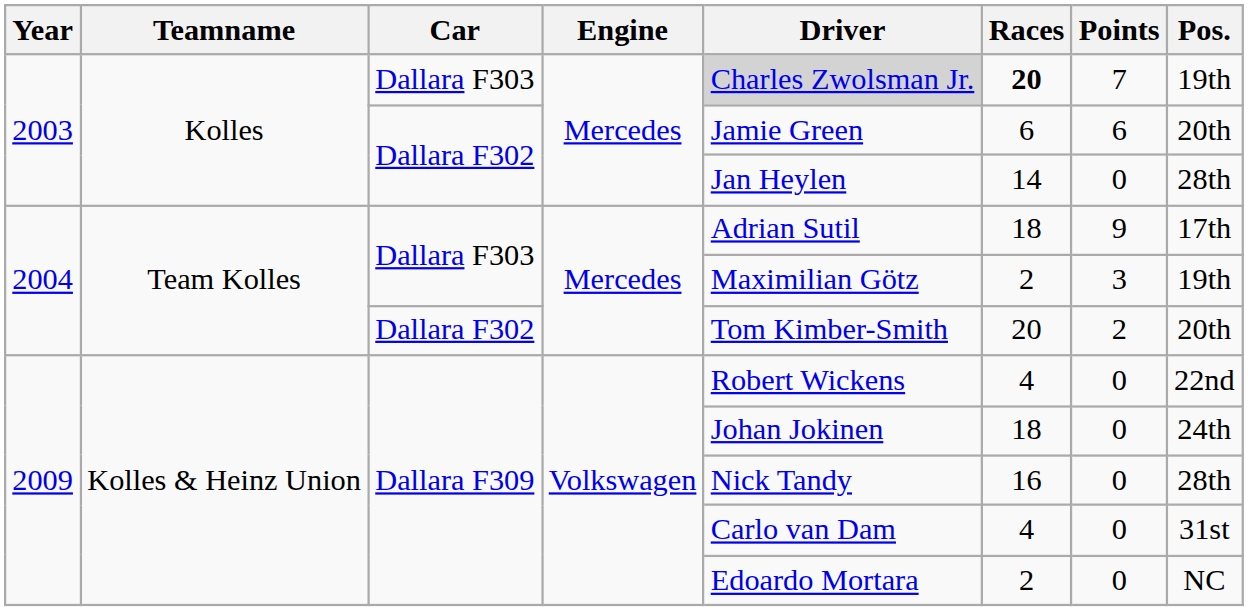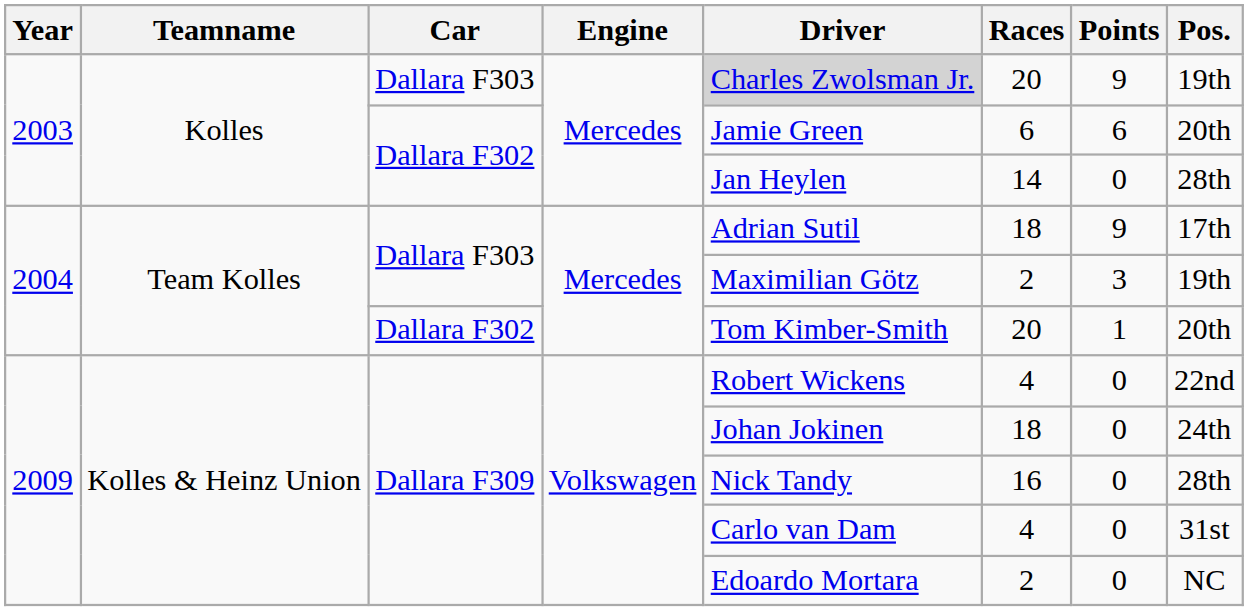(1027, 79) bold -> (1027, 79) normal
(1119, 79) 7 -> (1119, 79) 9
(1119, 329) 2 -> (1119, 329) 1
